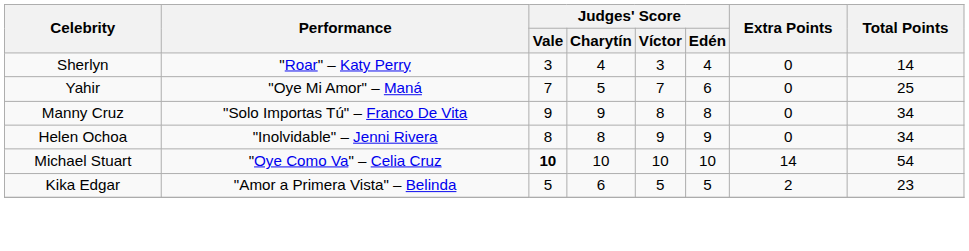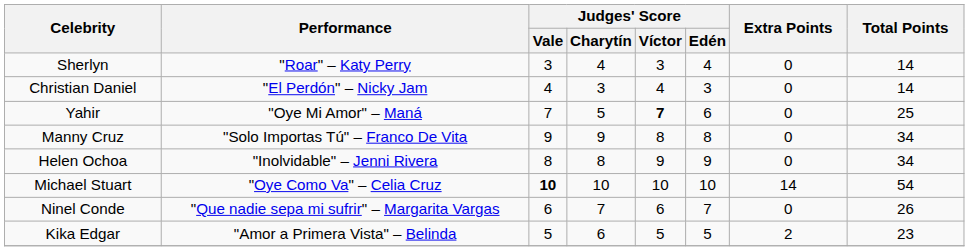+ row: (83, 88)
(660, 88) normal -> (660, 112) bold
+ row: (83, 209)
